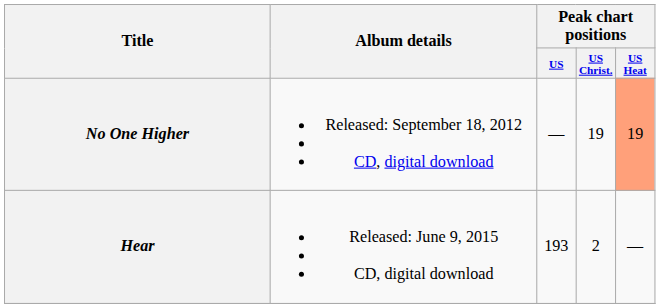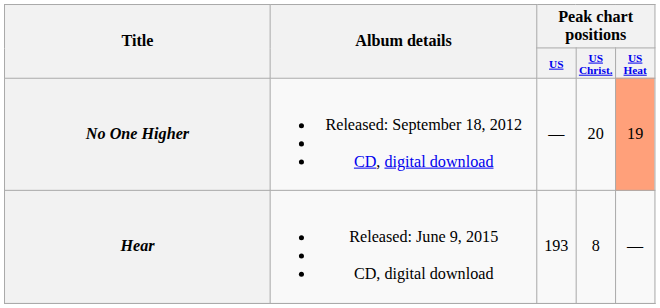(596, 134) 19 -> (596, 134) 20
(596, 246) 2 -> (596, 246) 8
